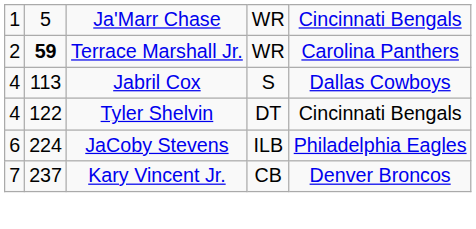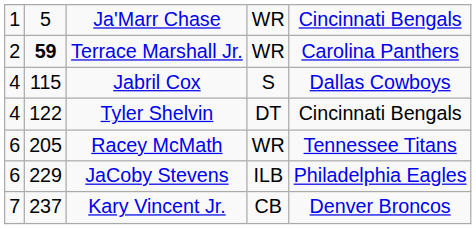(46, 82) 113 -> (46, 82) 115
+ row: (157, 144)
(46, 144) 224 -> (46, 176) 229
